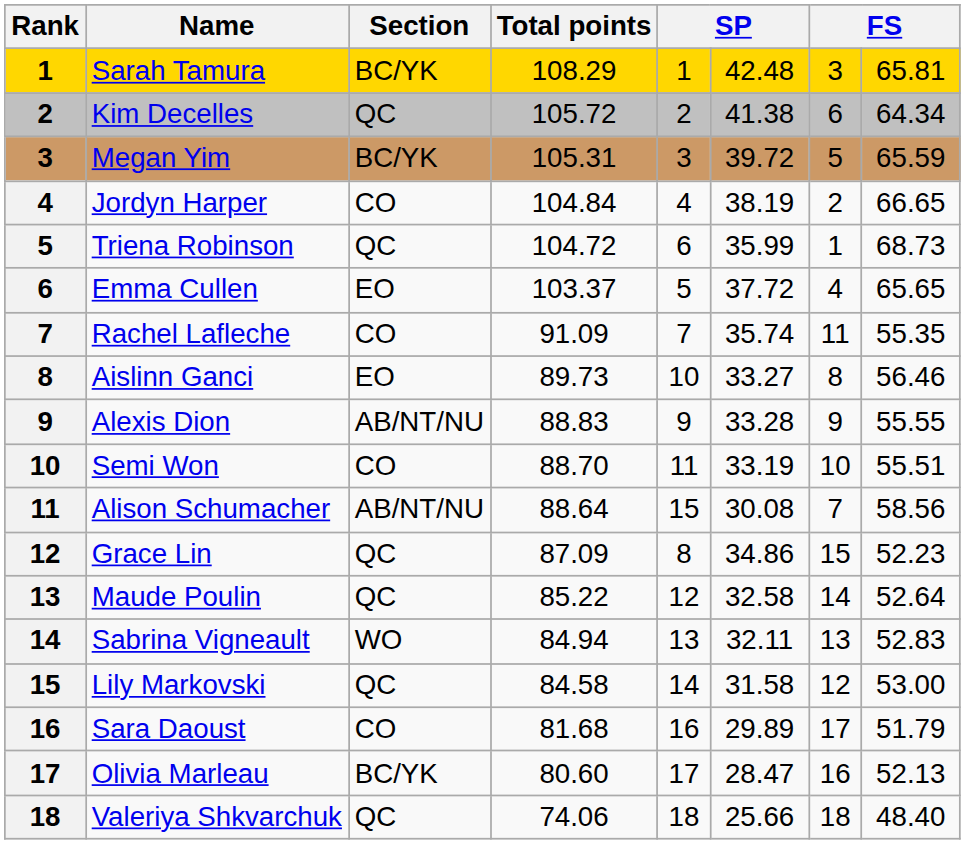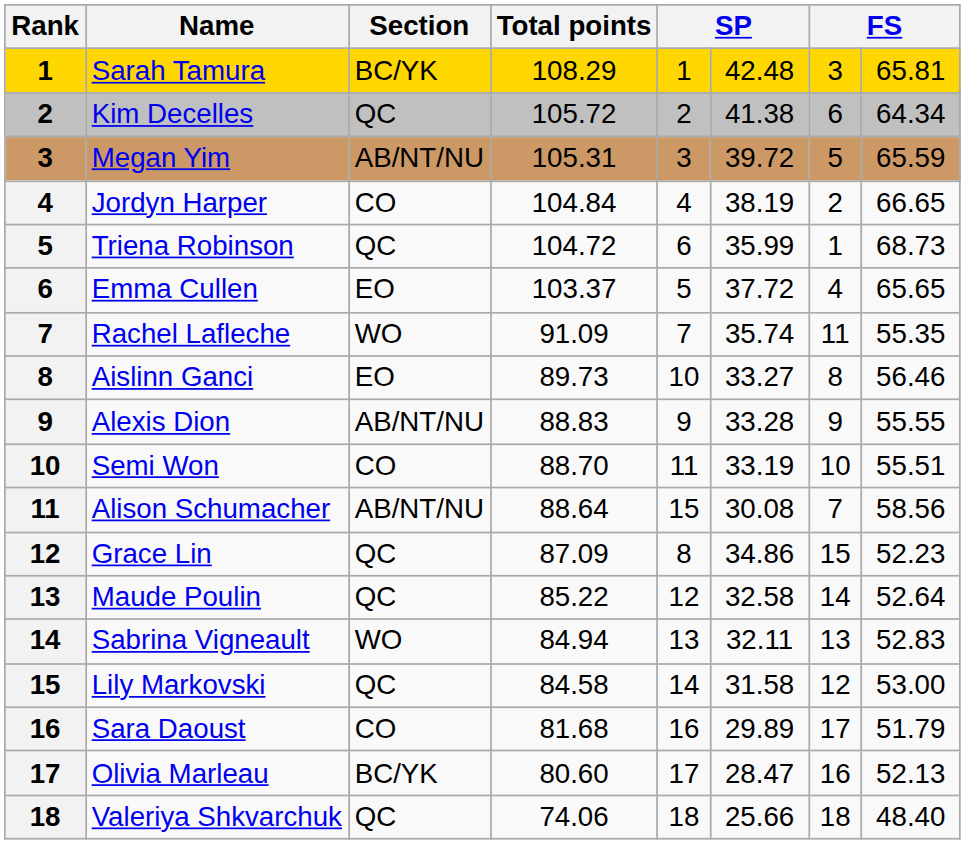(396, 158) BC/YK -> (419, 158) AB/NT/NU
(375, 333) CO -> (379, 333) WO
